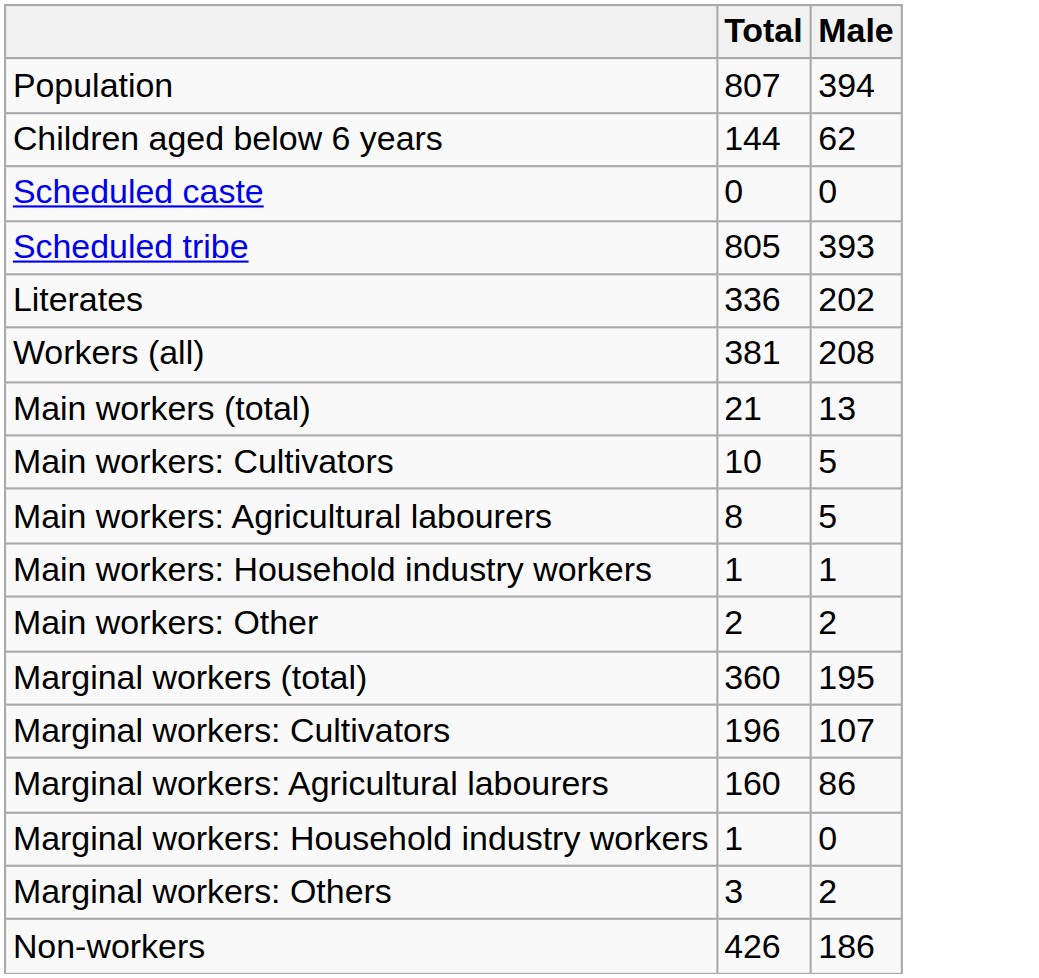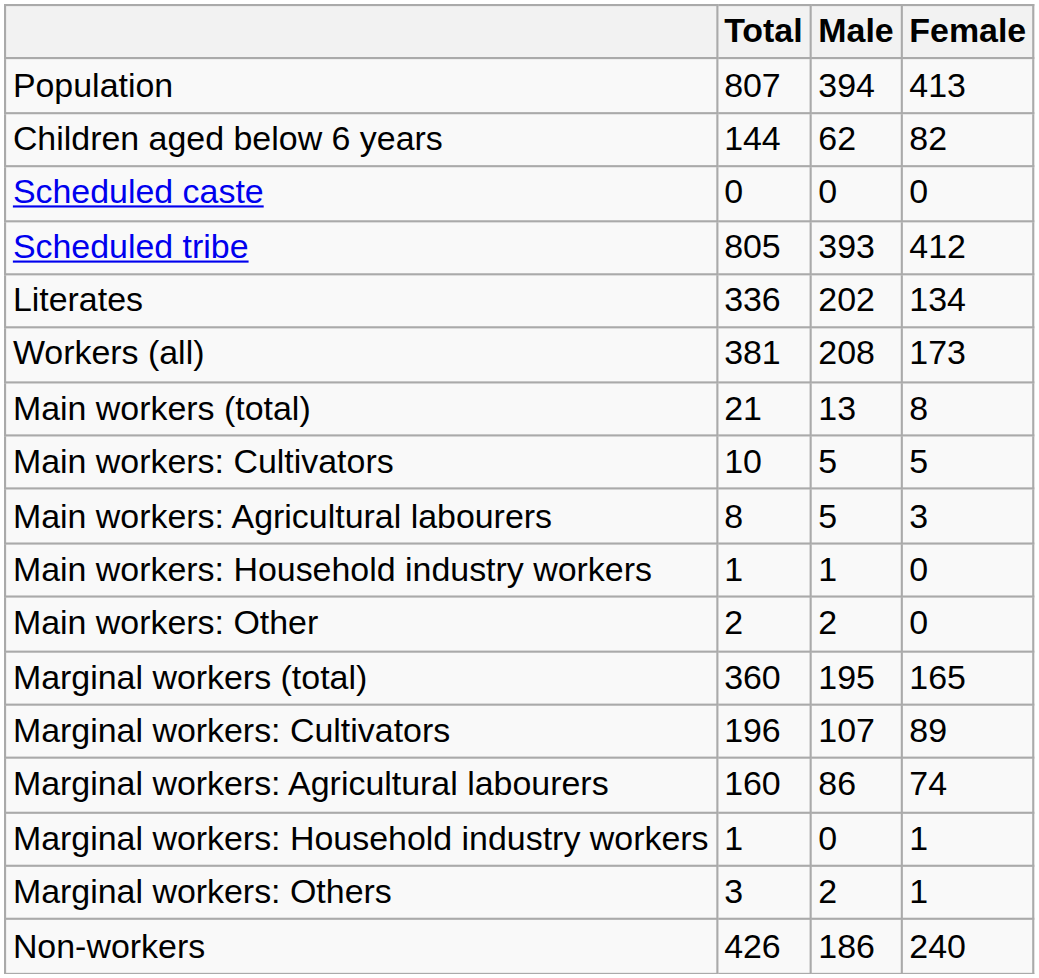+ column: (968, 31)
